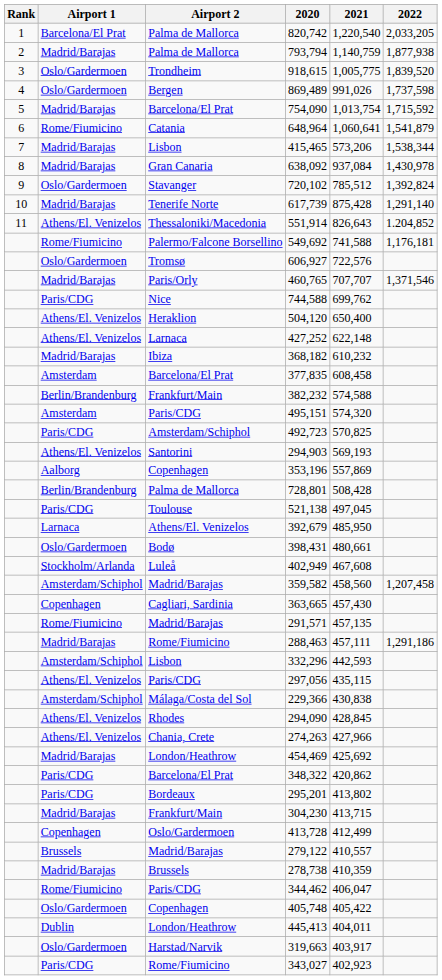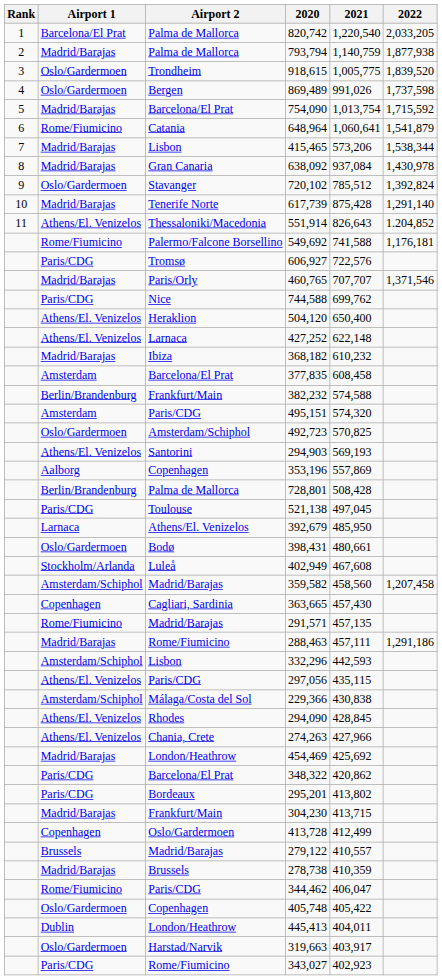(84, 261) Oslo/Gardermoen -> (67, 261) Paris/CDG
(67, 432) Paris/CDG -> (84, 432) Oslo/Gardermoen
